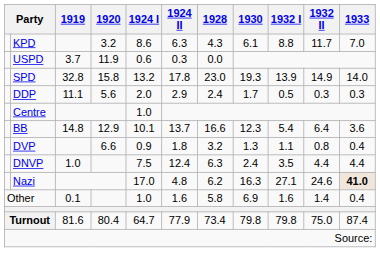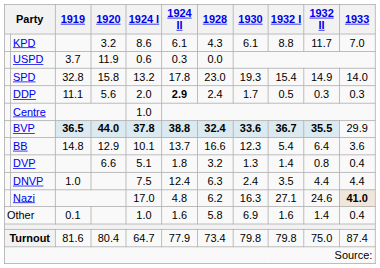(179, 43) 6.3 -> (179, 43) 6.1
(286, 77) 13.9 -> (286, 77) 15.4
(179, 95) normal -> (179, 95) bold
+ row: (24, 129)
(144, 147) 0.9 -> (144, 164) 5.1
(286, 147) 1.1 -> (286, 164) 1.4
